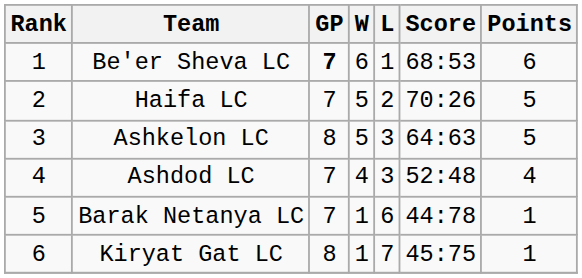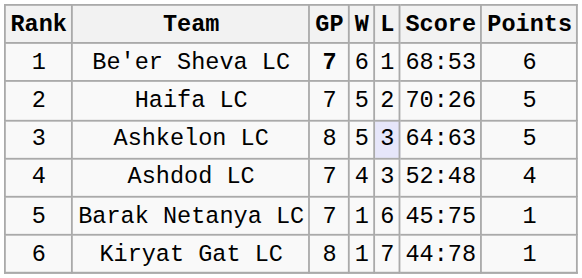(387, 139) no background -> (387, 139) lavender background
(441, 216) 44:78 -> (441, 216) 45:75
(441, 254) 45:75 -> (441, 254) 44:78
